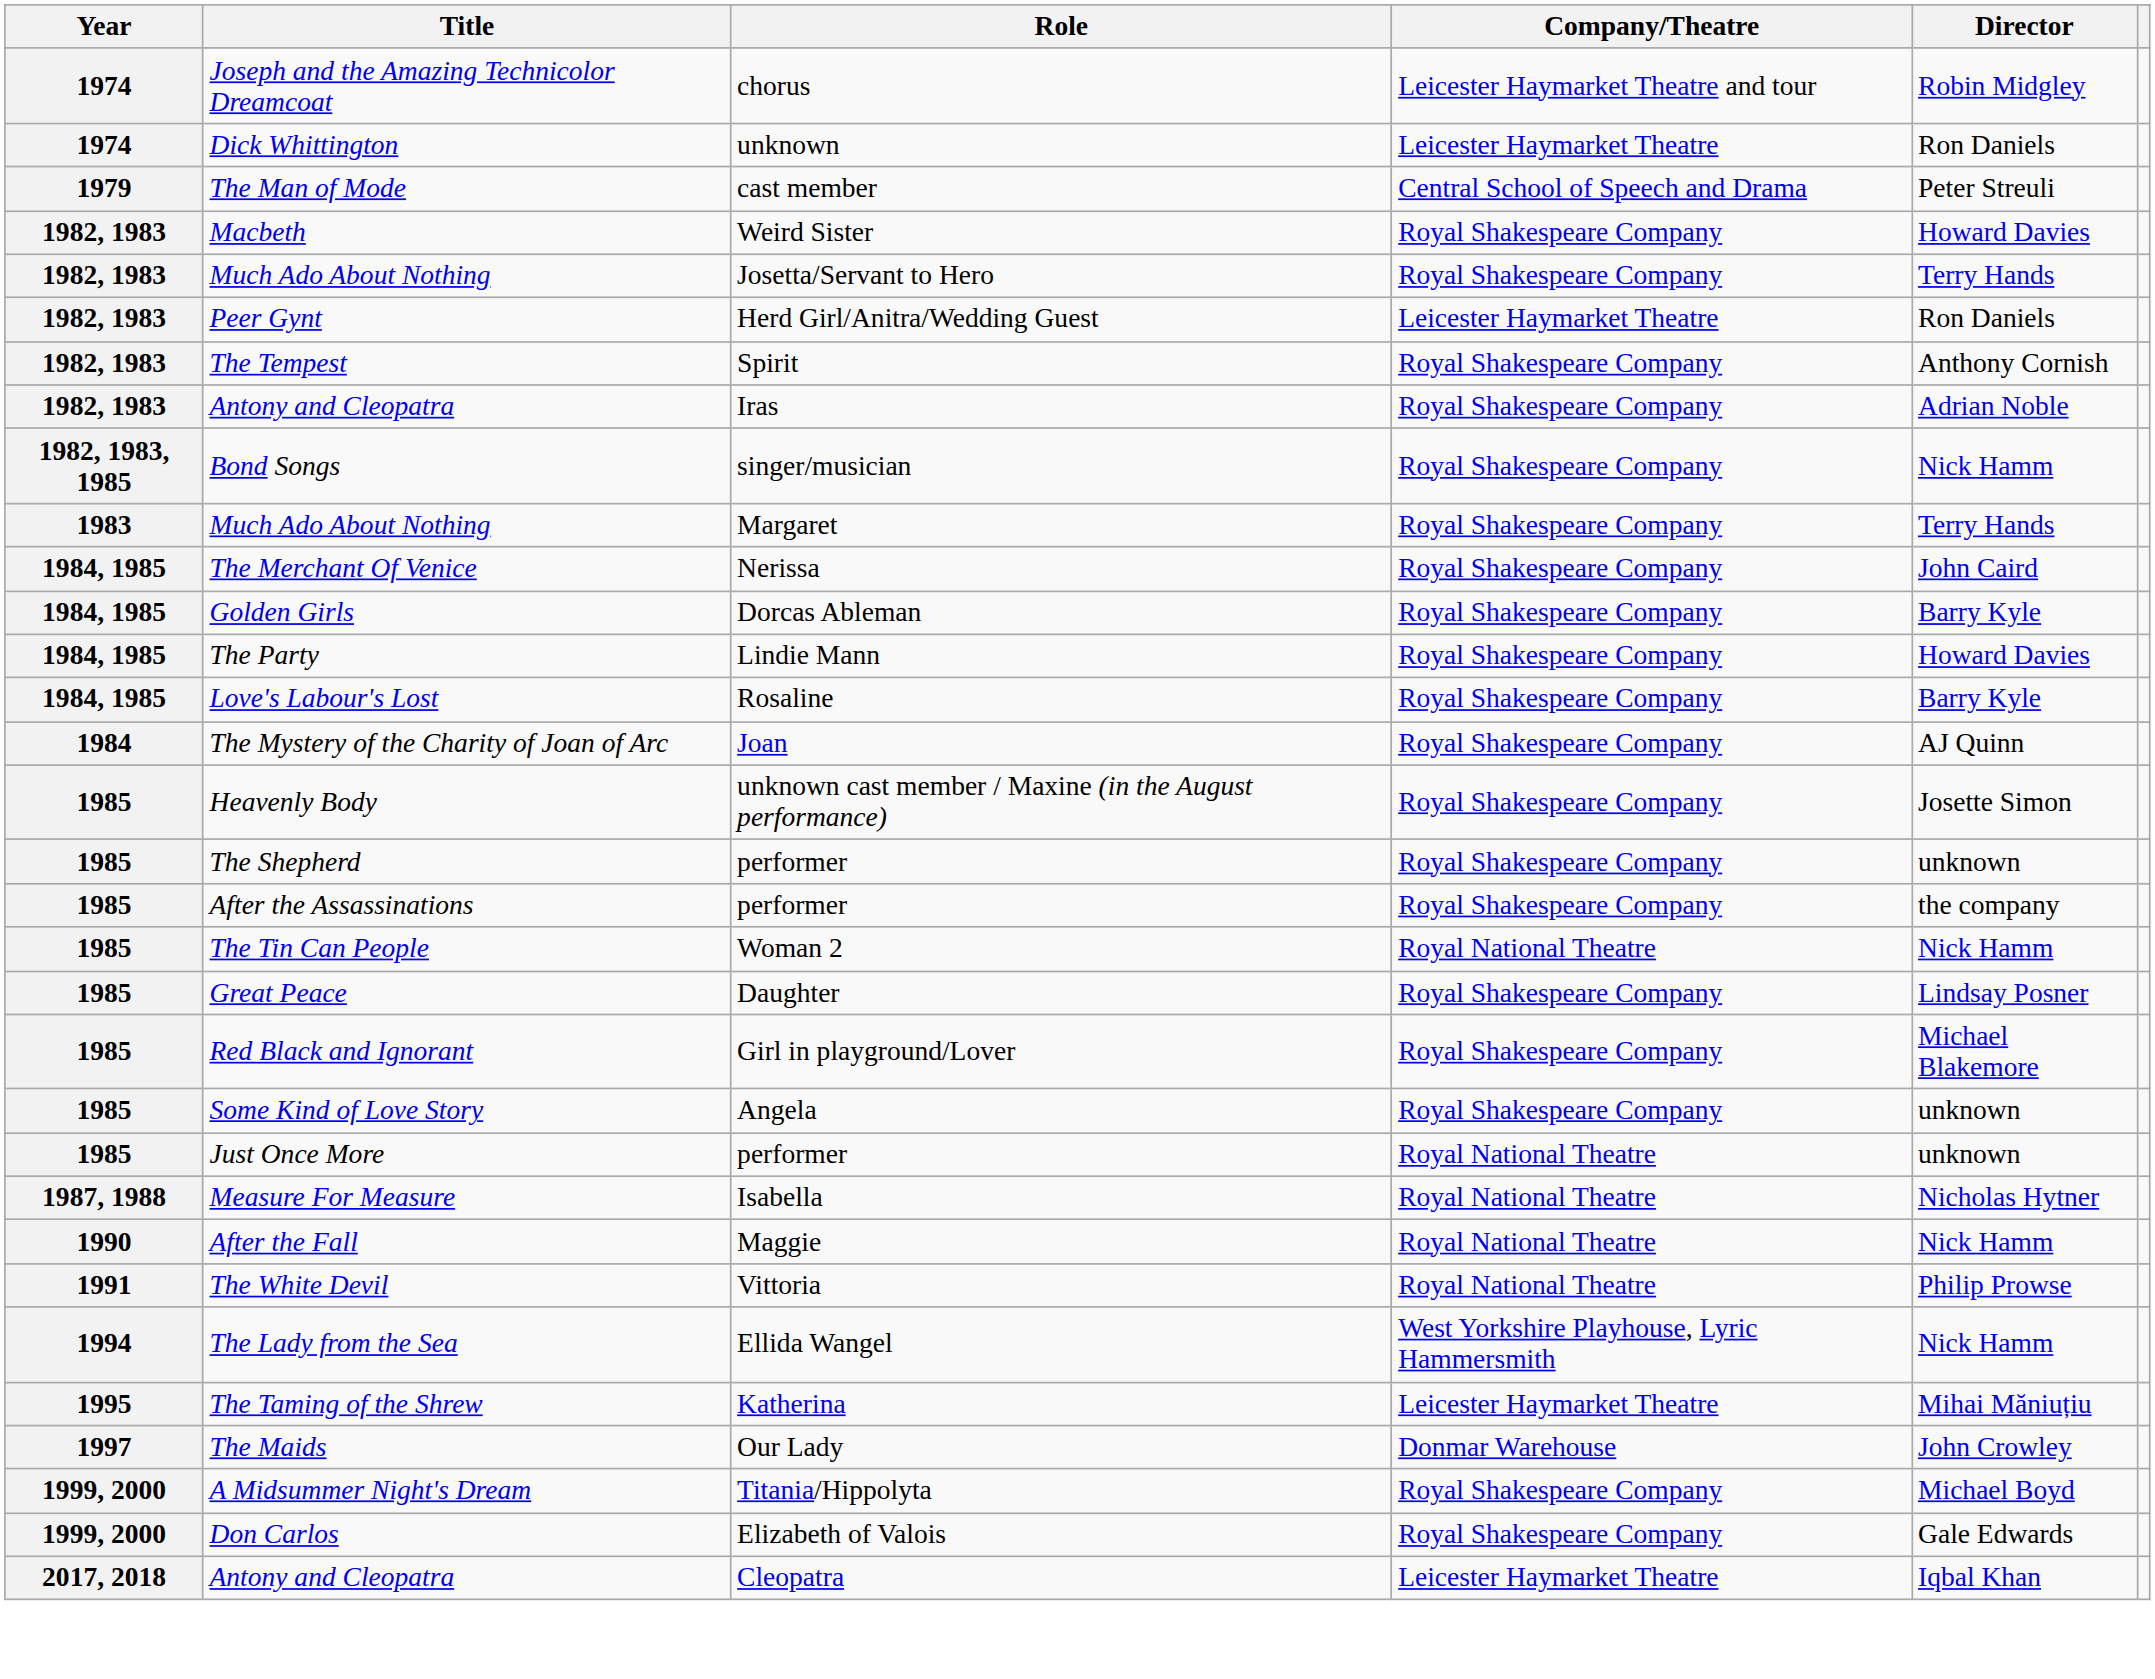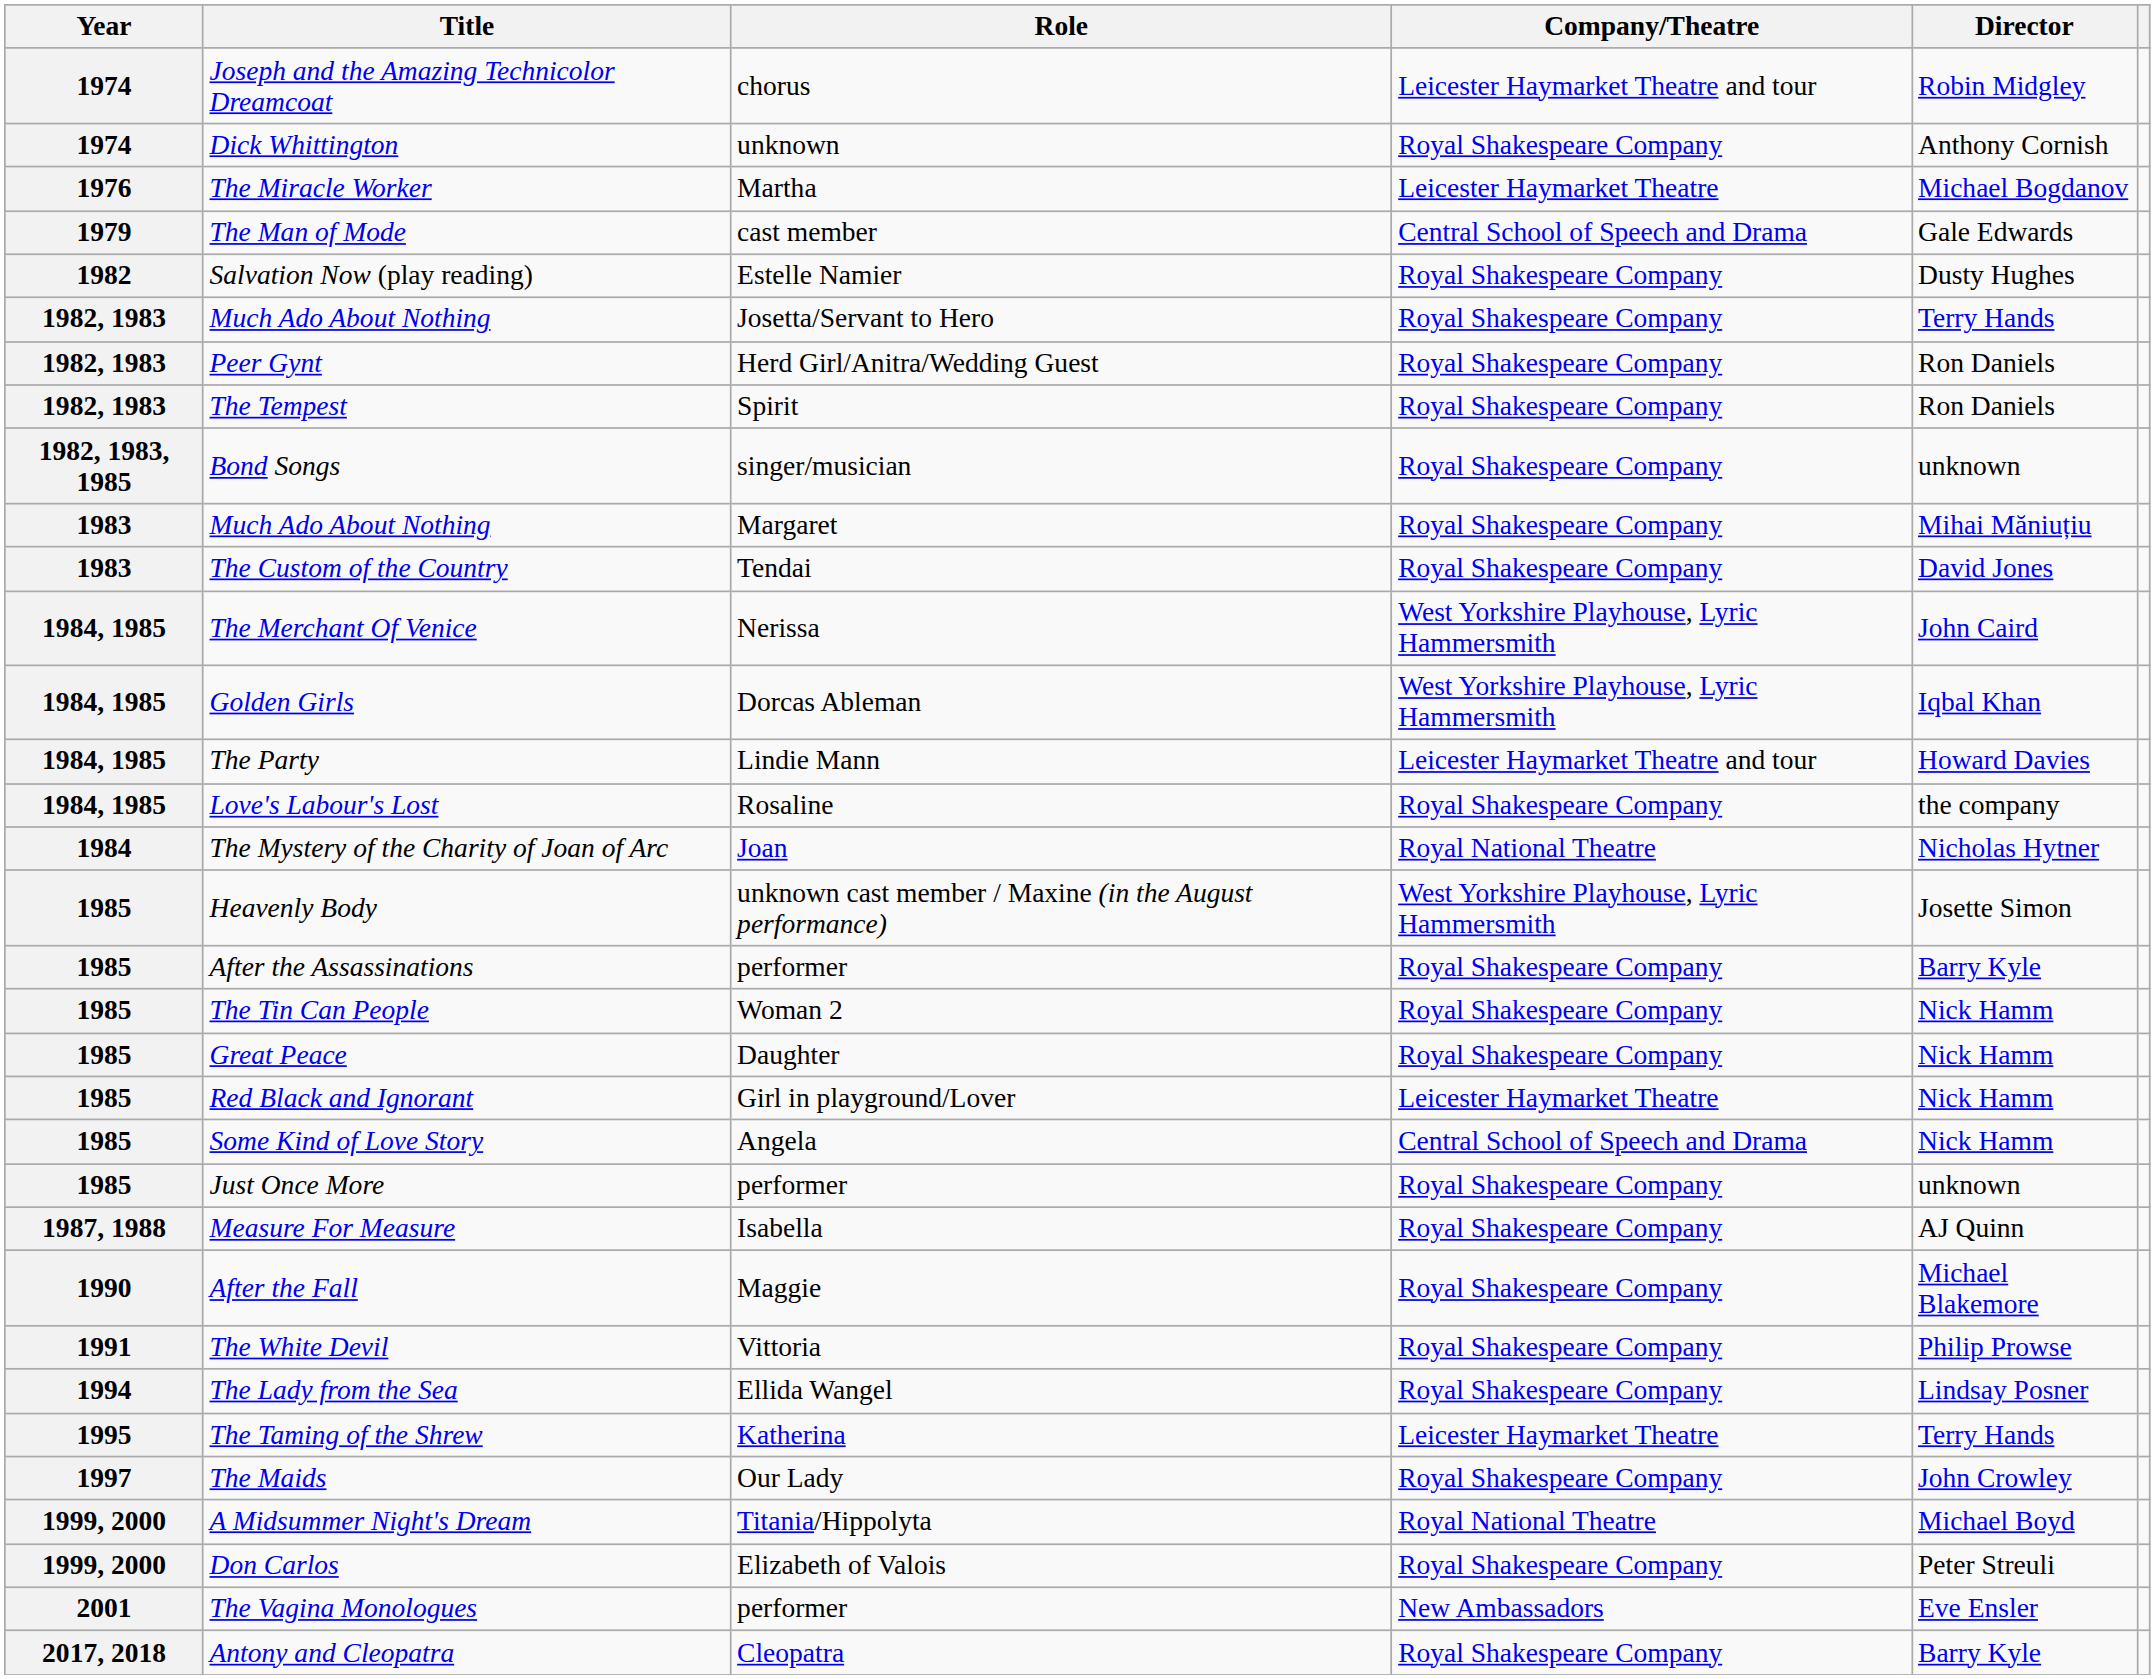(1558, 144) Leicester Haymarket Theatre -> (1560, 144) Royal Shakespeare Company
(1986, 144) Ron Daniels -> (2013, 144) Anthony Cornish
+ row: (321, 188)
(1986, 188) Peter Streuli -> (1996, 231) Gale Edwards
+ row: (371, 275)
- row: (258, 231)
(1558, 319) Leicester Haymarket Theatre -> (1560, 362) Royal Shakespeare Company
(2013, 362) Anthony Cornish -> (1986, 406) Ron Daniels
- row: (332, 406)
(1986, 465) Nick Hamm -> (1969, 465) unknown
(1986, 524) Terry Hands -> (2005, 524) Mihai Măniuțiu
+ row: (359, 568)
(1560, 568) Royal Shakespeare Company -> (1578, 627) West Yorkshire Playhouse, Lyric Hammersmith
(1560, 611) Royal Shakespeare Company -> (1578, 702) West Yorkshire Playhouse, Lyric Hammersmith
(1980, 611) Barry Kyle -> (1980, 702) Iqbal Khan
(1560, 655) Royal Shakespeare Company -> (1607, 761) Leicester Haymarket Theatre and tour
(1980, 699) Barry Kyle -> (1989, 804) the company
(1560, 742) Royal Shakespeare Company -> (1527, 848) Royal National Theatre
(1971, 742) AJ Quinn -> (2009, 848) Nicholas Hytner
(1560, 802) Royal Shakespeare Company -> (1578, 907) West Yorkshire Playhouse, Lyric Hammersmith
- row: (285, 861)
(1989, 904) the company -> (1980, 966) Barry Kyle
(1527, 948) Royal National Theatre -> (1560, 1010) Royal Shakespeare Company
(2003, 992) Lindsay Posner -> (1986, 1054) Nick Hamm
(1560, 1051) Royal Shakespeare Company -> (1558, 1097) Leicester Haymarket Theatre
(1978, 1051) Michael Blakemore -> (1986, 1097) Nick Hamm
(1560, 1110) Royal Shakespeare Company -> (1603, 1141) Central School of Speech and Drama
(1969, 1110) unknown -> (1986, 1141) Nick Hamm
(1527, 1153) Royal National Theatre -> (1560, 1184) Royal Shakespeare Company
(1527, 1197) Royal National Theatre -> (1560, 1228) Royal Shakespeare Company
(2009, 1197) Nicholas Hytner -> (1971, 1228) AJ Quinn
(1527, 1241) Royal National Theatre -> (1560, 1287) Royal Shakespeare Company
(1986, 1241) Nick Hamm -> (1978, 1287) Michael Blakemore
(1527, 1284) Royal National Theatre -> (1560, 1346) Royal Shakespeare Company
(1578, 1344) West Yorkshire Playhouse, Lyric Hammersmith -> (1560, 1390) Royal Shakespeare Company
(1986, 1344) Nick Hamm -> (2003, 1390) Lindsay Posner
(2005, 1403) Mihai Măniuțiu -> (1986, 1434) Terry Hands
(1507, 1446) Donmar Warehouse -> (1560, 1477) Royal Shakespeare Company
(1560, 1490) Royal Shakespeare Company -> (1527, 1521) Royal National Theatre
(1996, 1534) Gale Edwards -> (1986, 1565) Peter Streuli
+ row: (343, 1608)
(1558, 1577) Leicester Haymarket Theatre -> (1560, 1652) Royal Shakespeare Company
(1980, 1577) Iqbal Khan -> (1980, 1652) Barry Kyle
